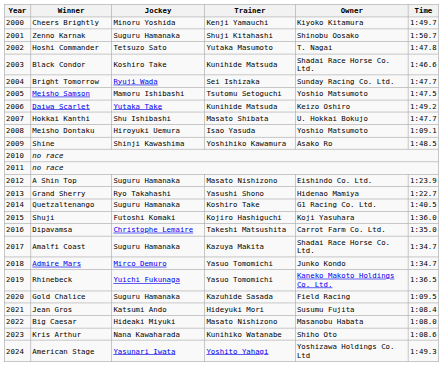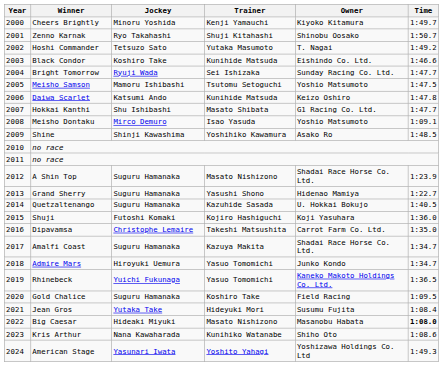(147, 35) Suguru Hamanaka -> (142, 35) Ryo Takahashi
(423, 47) 1:47.8 -> (423, 47) 1:49.2
(343, 64) Shadai Race Horse Co. Ltd. -> (335, 60) Eishindo Co. Ltd.
(138, 106) Yutaka Take -> (140, 97) Katsumi Ando
(423, 106) 1:49.2 -> (423, 97) 1:47.8
(332, 118) U. Hokkai Bokujo -> (337, 109) G1 Racing Co. Ltd.
(147, 130) Hiroyuki Uemura -> (140, 122) Mirco Demuro
(335, 180) Eishindo Co. Ltd. -> (343, 176) Shadai Race Horse Co. Ltd.
(142, 192) Ryo Takahashi -> (147, 192) Suguru Hamanaka
(233, 205) Koshiro Take -> (240, 205) Kazuhide Sasada
(337, 205) G1 Racing Co. Ltd. -> (332, 205) U. Hokkai Bokujo
(140, 263) Mirco Demuro -> (147, 263) Hiroyuki Uemura
(240, 297) Kazuhide Sasada -> (233, 297) Koshiro Take
(140, 309) Katsumi Ando -> (138, 309) Yutaka Take
(423, 321) normal -> (423, 321) bold
